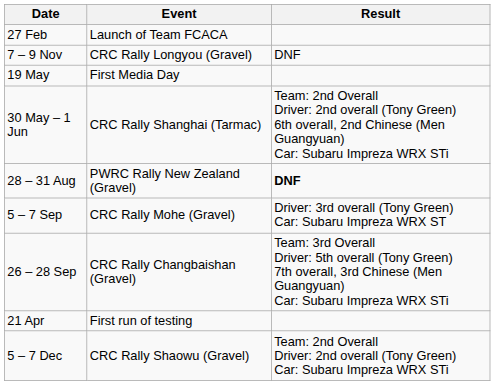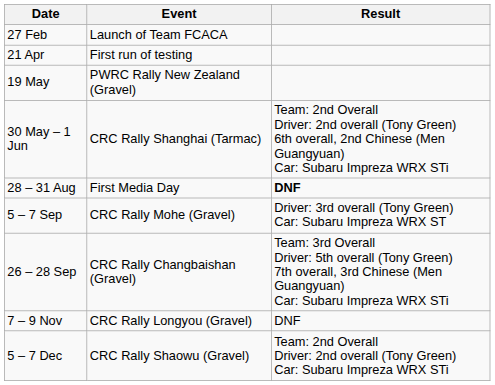rows swapped: (26, 321) <-> (35, 55)
(135, 75) First Media Day -> (165, 82) PWRC Rally New Zealand (Gravel)
(165, 180) PWRC Rally New Zealand (Gravel) -> (135, 188) First Media Day
